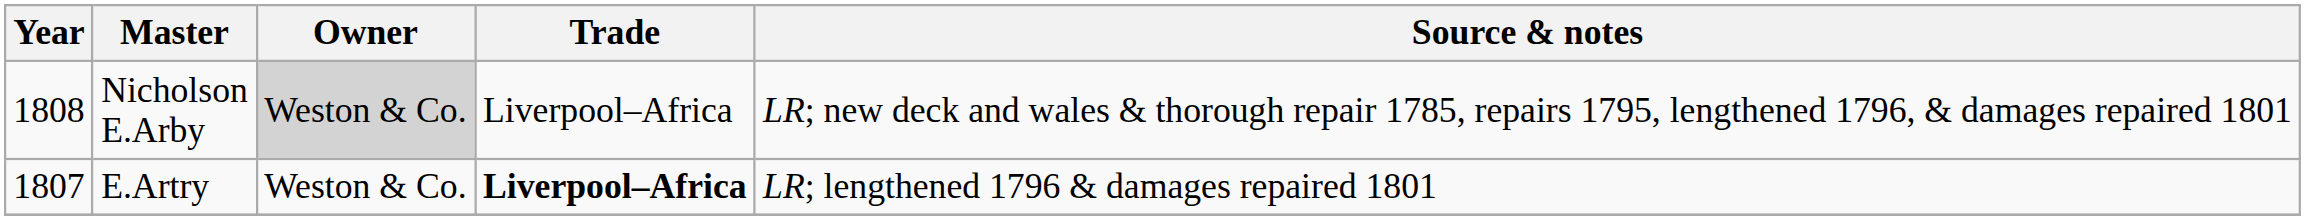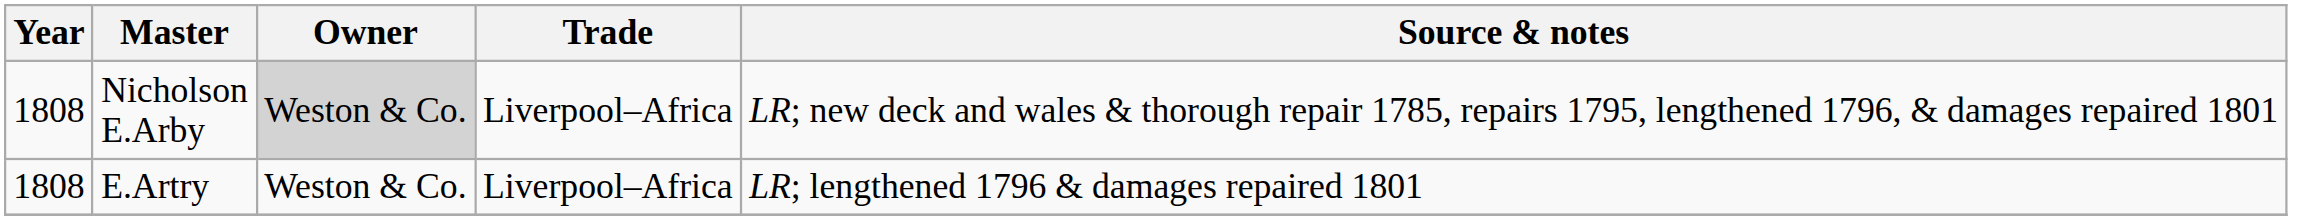(49, 186) 1807 -> (49, 186) 1808
(615, 186) bold -> (608, 186) normal
